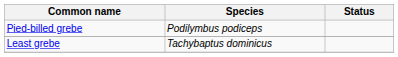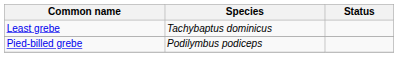rows swapped: (33, 44) <-> (44, 28)
